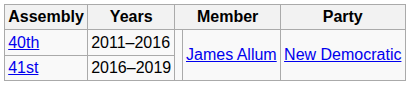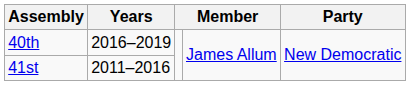(131, 42) 2011–2016 -> (131, 42) 2016–2019
(131, 67) 2016–2019 -> (131, 67) 2011–2016
